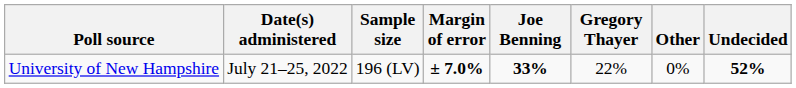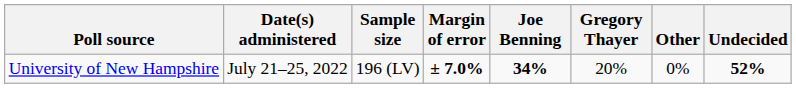(530, 68) 33% -> (530, 68) 34%
(611, 68) 22% -> (611, 68) 20%
